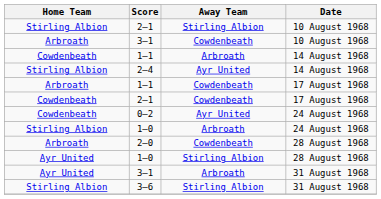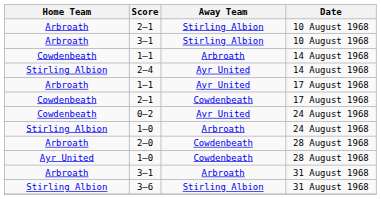(67, 26) Stirling Albion -> (67, 26) Arbroath
(223, 41) Cowdenbeath -> (223, 41) Stirling Albion
(223, 85) Cowdenbeath -> (223, 85) Ayr United
(223, 158) Stirling Albion -> (223, 158) Cowdenbeath
(67, 172) Ayr United -> (67, 172) Arbroath
